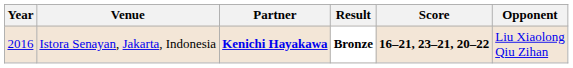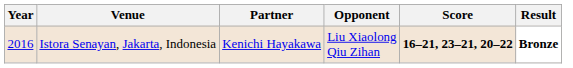columns swapped: (530, 15) <-> (353, 15)
(275, 44) bold -> (272, 44) normal
